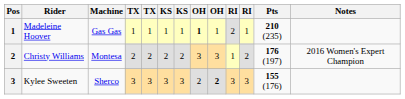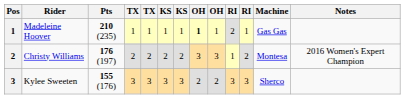columns swapped: (107, 11) <-> (272, 11)
(217, 81) bold -> (216, 81) normal
